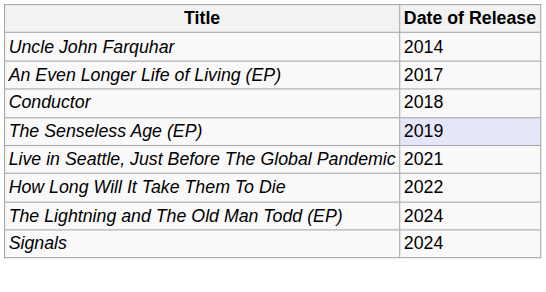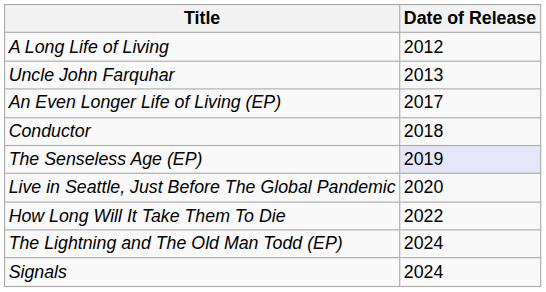+ row: (89, 46)
(424, 46) 2014 -> (424, 74) 2013
(424, 159) 2021 -> (424, 187) 2020
